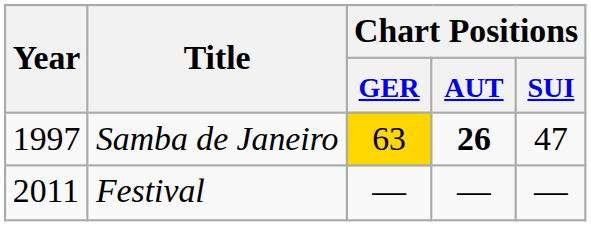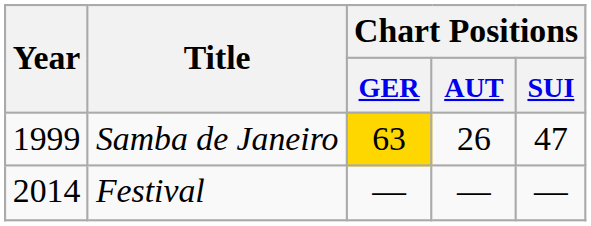(47, 138) 1997 -> (47, 138) 1999
(474, 138) bold -> (474, 138) normal
(46, 191) 2011 -> (47, 191) 2014
